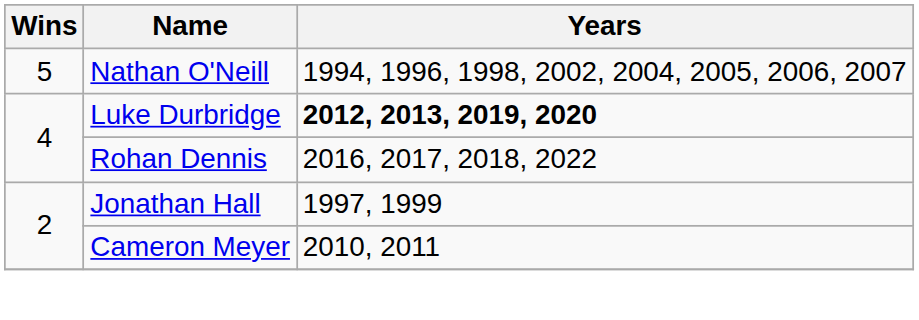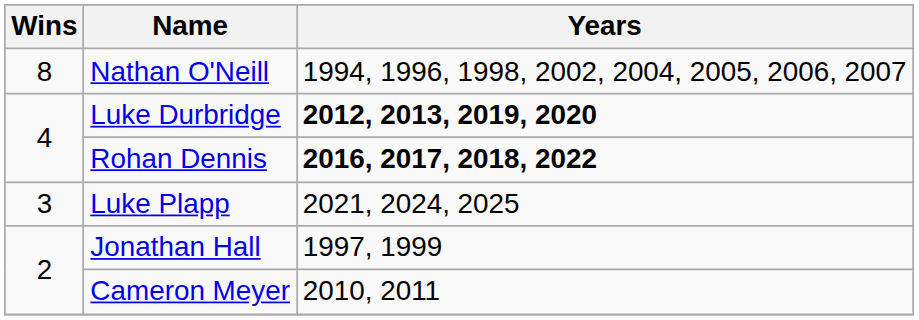(44, 70) 5 -> (44, 70) 8
(450, 159) normal -> (450, 159) bold
+ row: (160, 203)
